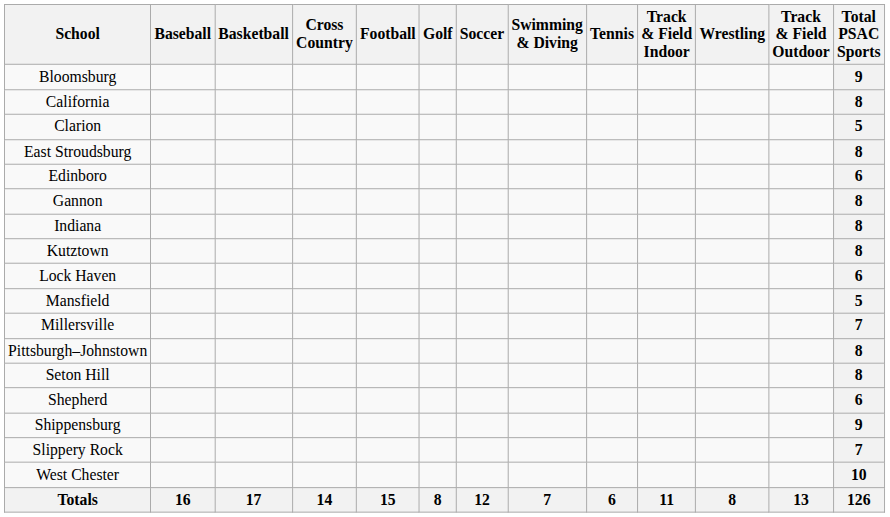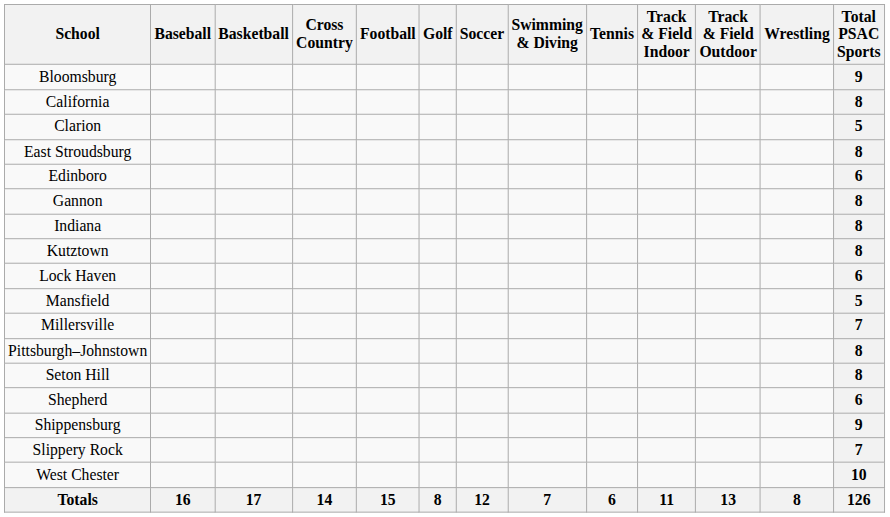columns swapped: (801, 34) <-> (732, 34)
